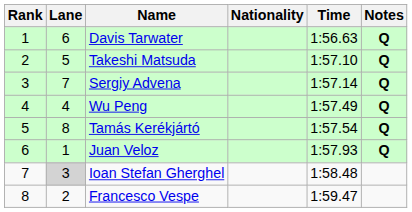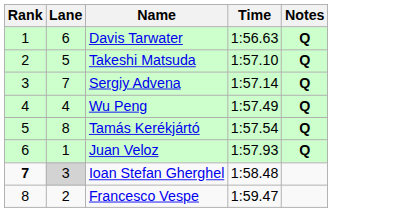- column: (267, 15)
(25, 173) normal -> (25, 173) bold
